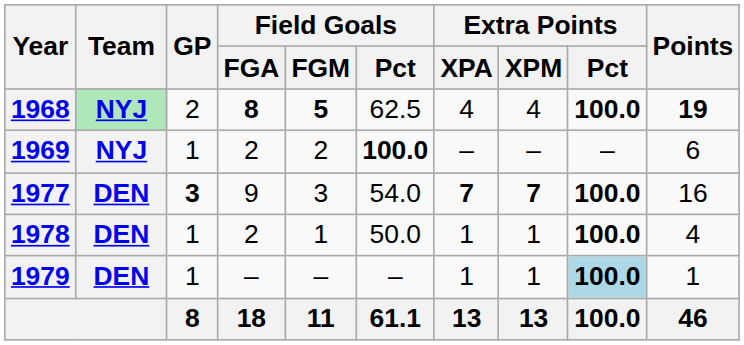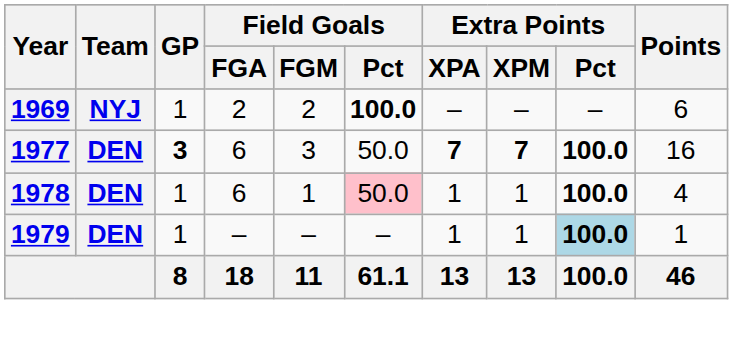- row: (40, 109)
(251, 192) 9 -> (239, 151) 6
(395, 192) 54.0 -> (383, 151) 50.0
(251, 234) 2 -> (239, 192) 6
(395, 234) no background -> (383, 192) pink background
